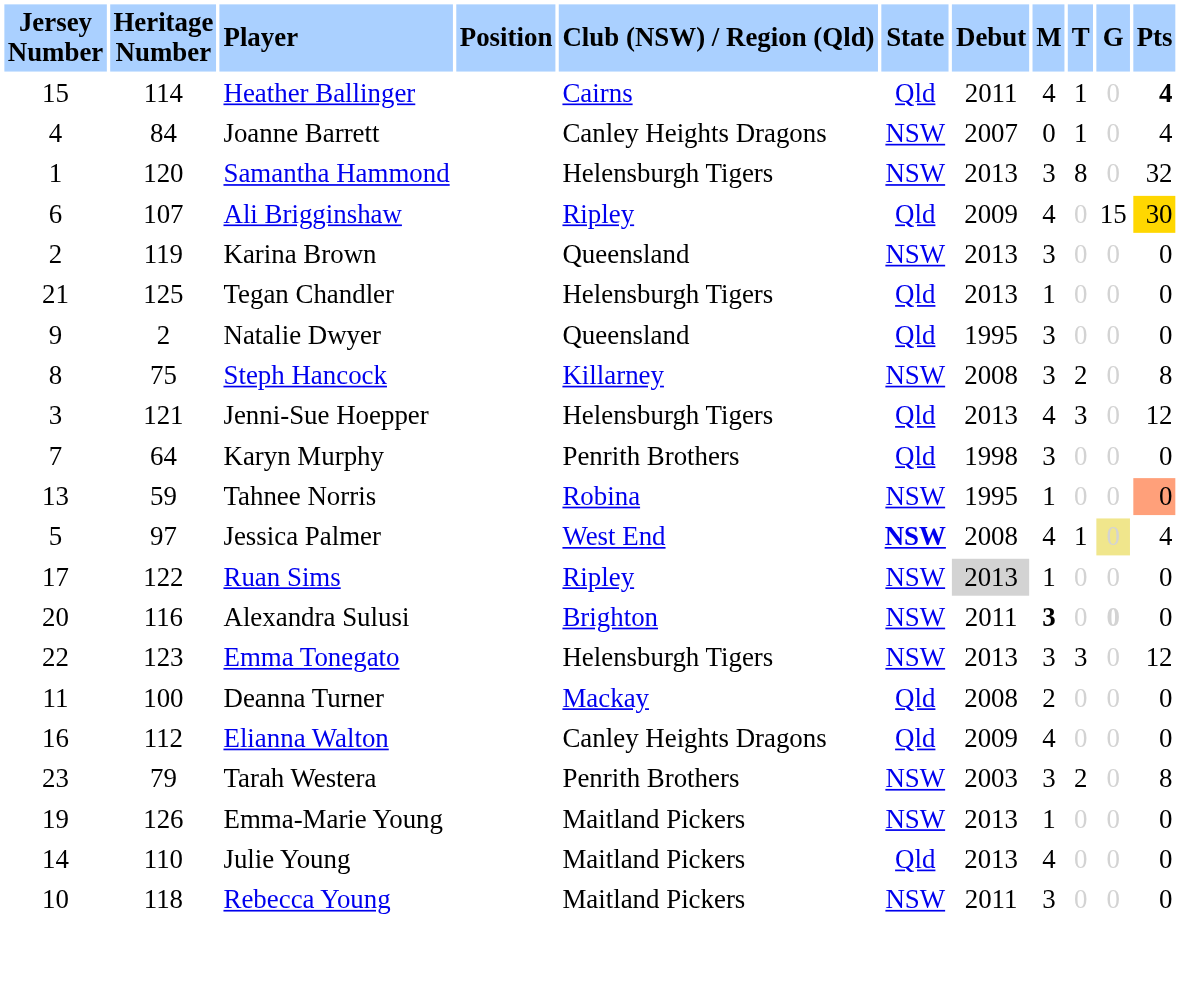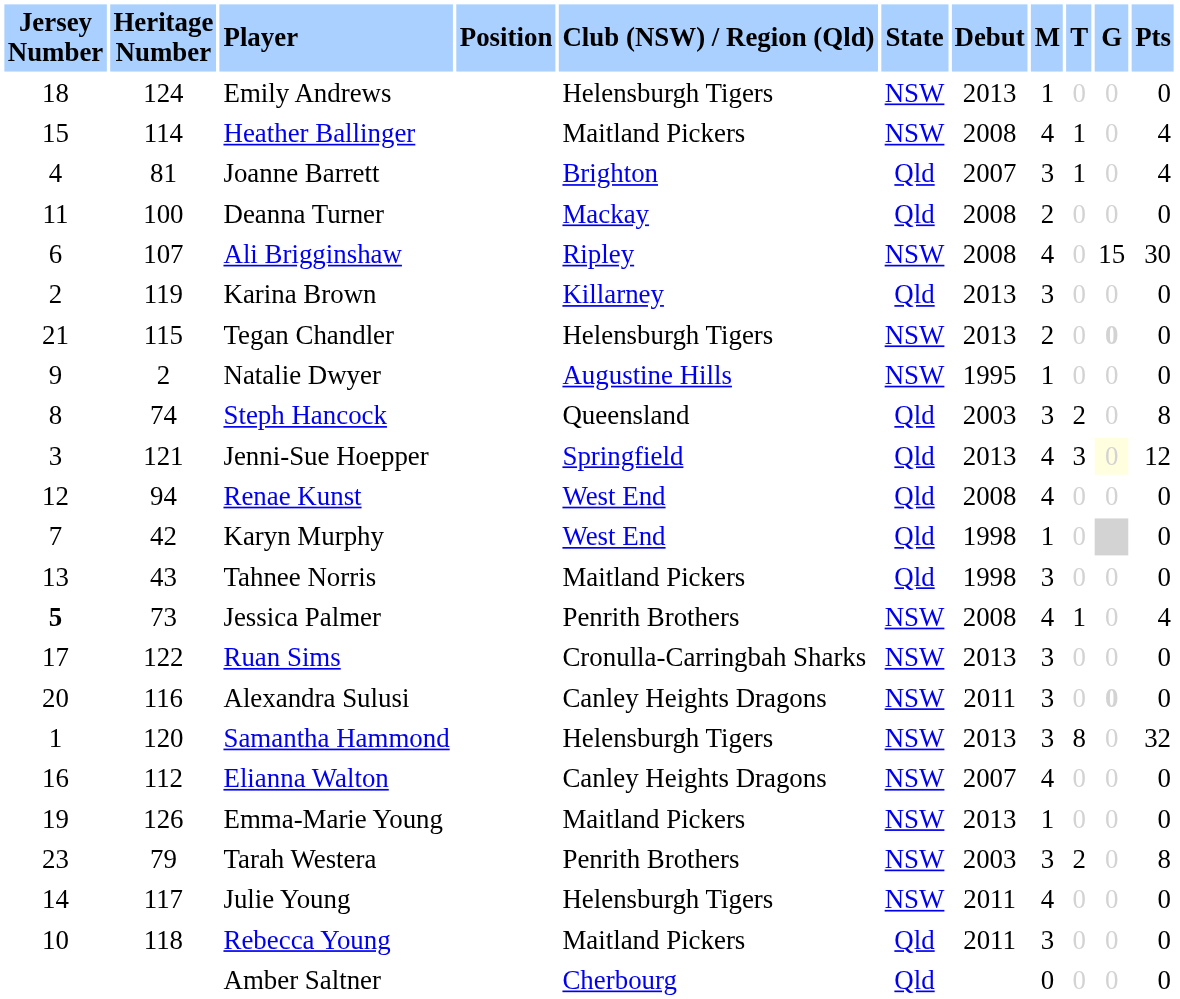+ row: (307, 93)
(598, 93) Cairns -> (654, 133) Maitland Pickers
(915, 93) Qld -> (915, 133) NSW
(991, 93) 2011 -> (990, 133) 2008
(1166, 93) bold -> (1164, 133) normal
(163, 133) 84 -> (163, 173) 81
(695, 133) Canley Heights Dragons -> (610, 173) Brighton
(915, 133) NSW -> (915, 173) Qld
(1049, 133) 0 -> (1047, 173) 3
rows swapped: (337, 173) <-> (304, 697)
(915, 214) Qld -> (915, 254) NSW
(991, 214) 2009 -> (990, 254) 2008
(1159, 214) gold background -> (1158, 254) no background
(626, 254) Queensland -> (613, 294) Killarney
(915, 254) NSW -> (915, 294) Qld
(163, 294) 125 -> (163, 334) 115
(915, 294) Qld -> (915, 334) NSW
(1049, 294) 1 -> (1047, 334) 2
(1113, 294) normal -> (1112, 334) bold
(626, 334) Queensland -> (647, 375) Augustine Hills
(915, 334) Qld -> (915, 375) NSW
(1049, 334) 3 -> (1047, 375) 1
(163, 375) 75 -> (163, 415) 74
(613, 375) Killarney -> (626, 415) Queensland
(915, 375) NSW -> (915, 415) Qld
(991, 375) 2008 -> (990, 415) 2003
(668, 415) Helensburgh Tigers -> (623, 455) Springfield
(1113, 415) no background -> (1112, 455) lightyellow background
+ row: (293, 496)
(163, 455) 64 -> (163, 536) 42
(651, 455) Penrith Brothers -> (614, 536) West End
(1049, 455) 3 -> (1047, 536) 1
(1113, 455) no background -> (1112, 536) lightgrey background
(163, 496) 59 -> (163, 576) 43
(601, 496) Robina -> (654, 576) Maitland Pickers
(915, 496) NSW -> (915, 576) Qld
(991, 496) 1995 -> (990, 576) 1998
(1049, 496) 1 -> (1047, 576) 3
(1166, 496) lightsalmon background -> (1164, 576) no background
(55, 536) normal -> (55, 617) bold
(163, 536) 97 -> (163, 617) 73
(614, 536) West End -> (651, 617) Penrith Brothers
(915, 536) bold -> (915, 617) normal
(1113, 536) khaki background -> (1112, 617) no background
(598, 576) Ripley -> (714, 657) Cronulla-Carringbah Sharks
(991, 576) lightgrey background -> (990, 657) no background
(1049, 576) 1 -> (1047, 657) 3
(610, 617) Brighton -> (695, 697) Canley Heights Dragons
(1049, 617) bold -> (1047, 697) normal
- row: (311, 657)
(915, 738) Qld -> (915, 778) NSW
(991, 738) 2009 -> (990, 778) 2007
rows swapped: (300, 778) <-> (333, 818)
(163, 859) 110 -> (163, 899) 117
(654, 859) Maitland Pickers -> (668, 899) Helensburgh Tigers
(915, 859) Qld -> (915, 899) NSW
(991, 859) 2013 -> (990, 899) 2011
(915, 899) NSW -> (915, 939) Qld
+ row: (302, 980)
